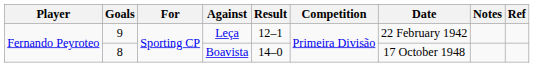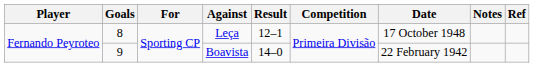(120, 33) 9 -> (120, 33) 8
(424, 33) 22 February 1942 -> (424, 33) 17 October 1948
(120, 52) 8 -> (120, 52) 9
(424, 52) 17 October 1948 -> (424, 52) 22 February 1942
